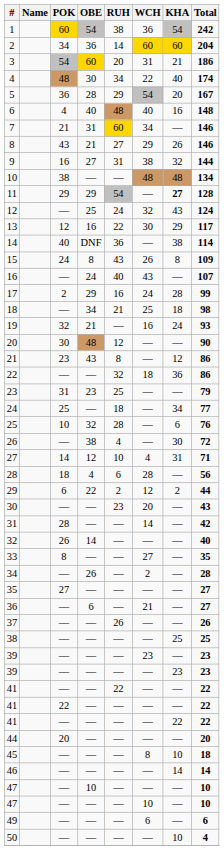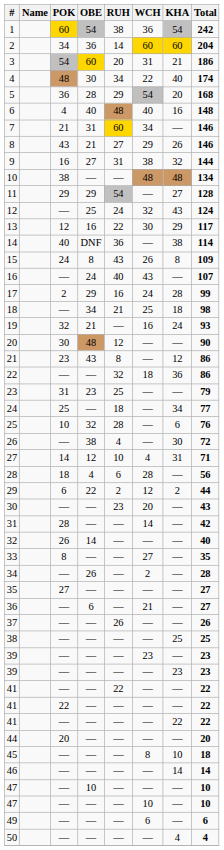(205, 95) 167 -> (205, 95) 168
(177, 194) bold -> (177, 194) normal
(177, 837) 10 -> (177, 837) 4
